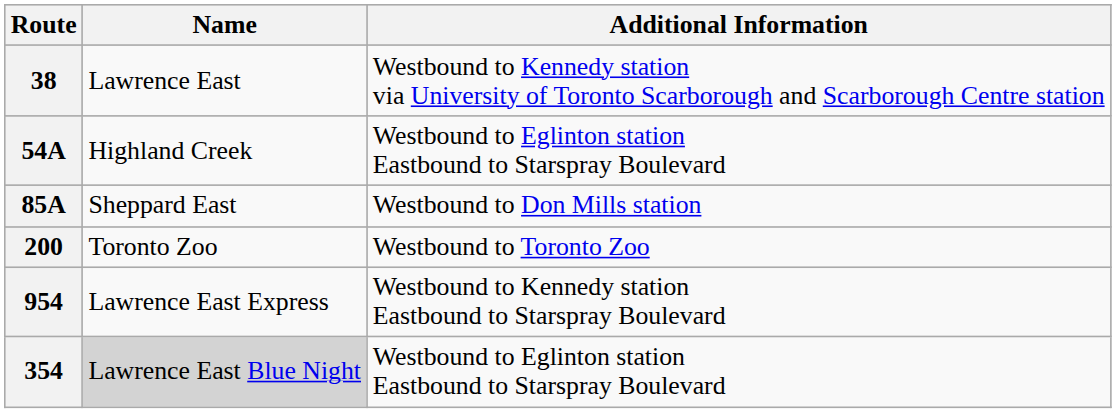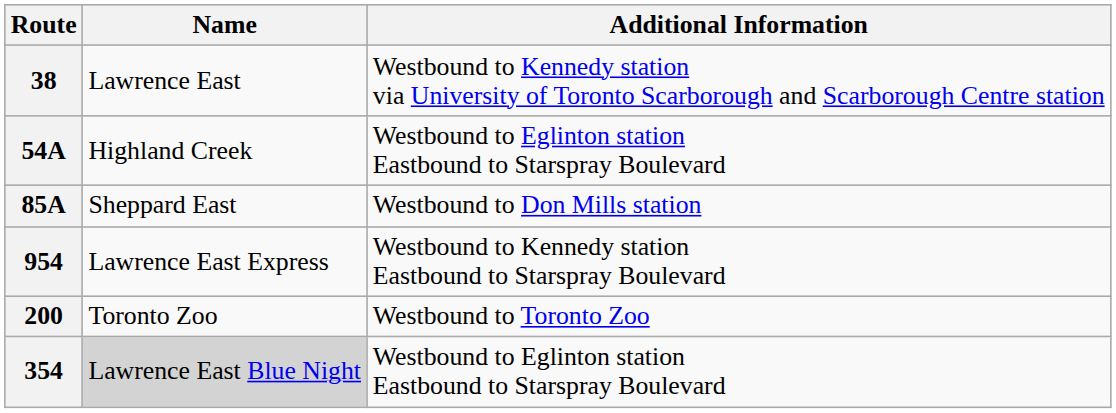rows swapped: (44, 246) <-> (44, 301)
